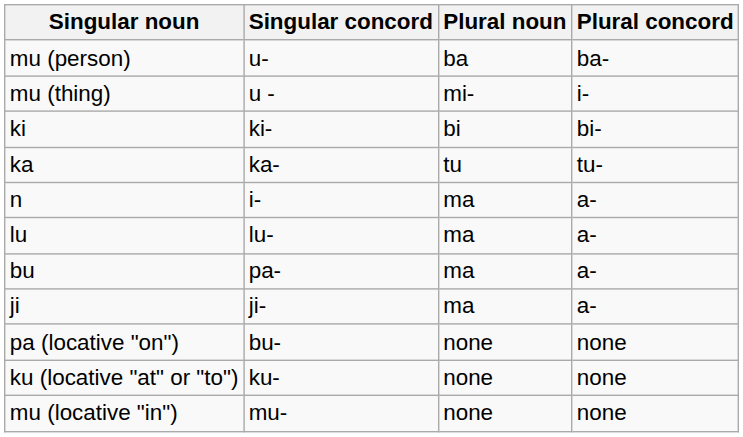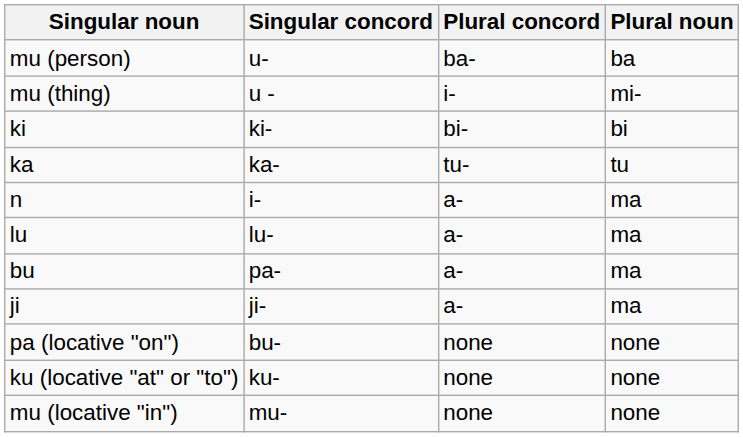columns swapped: (505, 22) <-> (655, 22)
